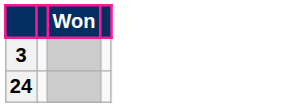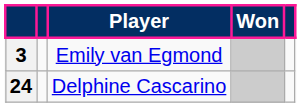+ column: (139, 21)
